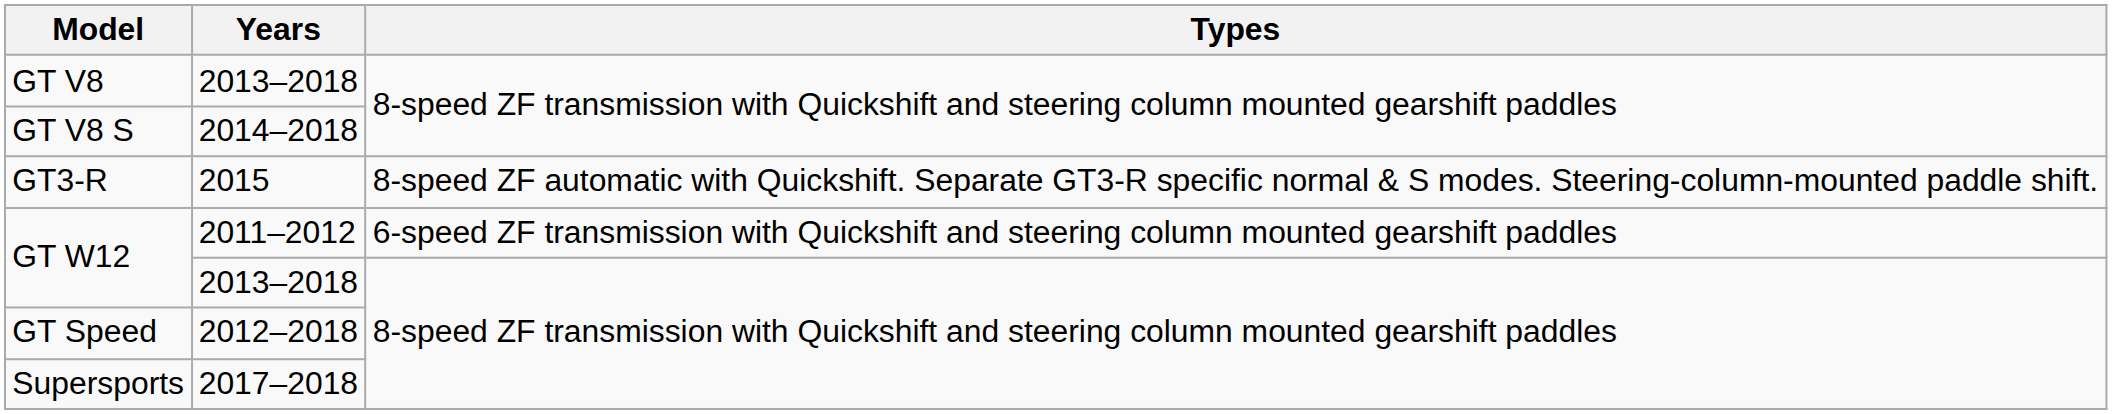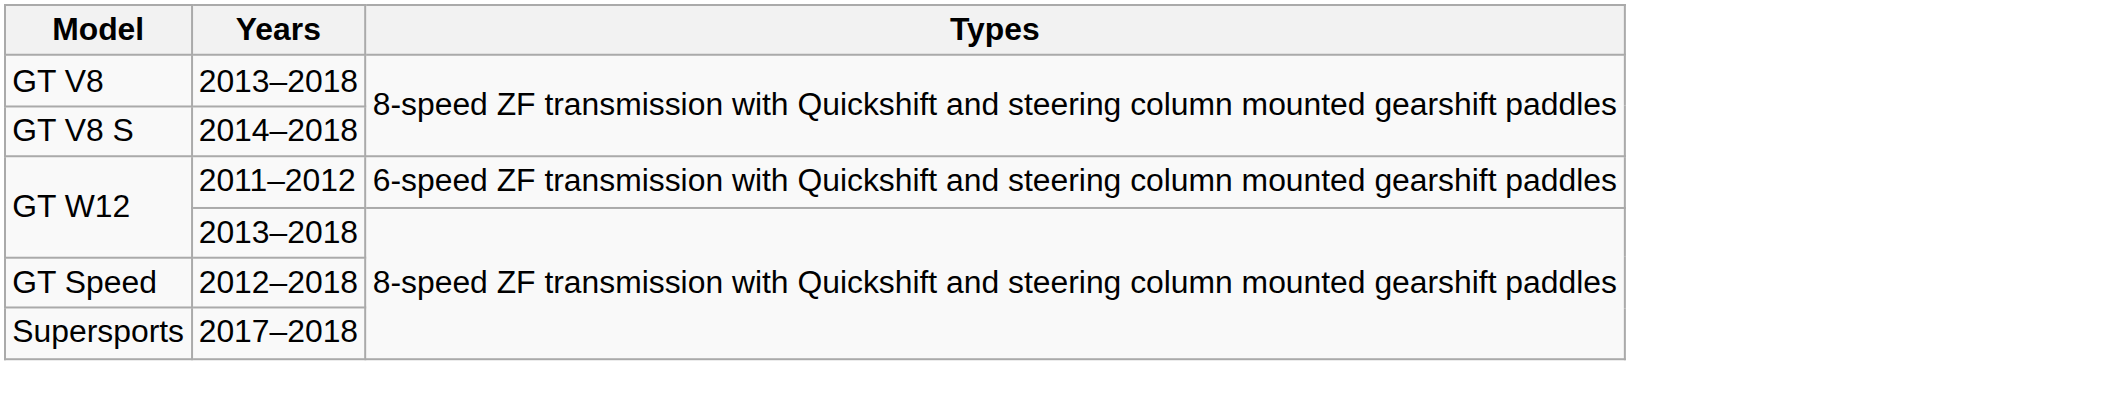- row: (60, 181)
